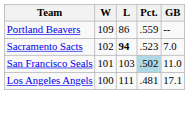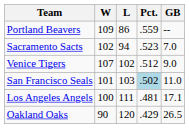(124, 47) bold -> (124, 47) normal
+ row: (36, 64)
+ row: (37, 115)
